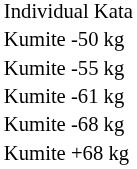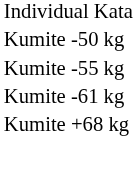- row: (64, 124)
